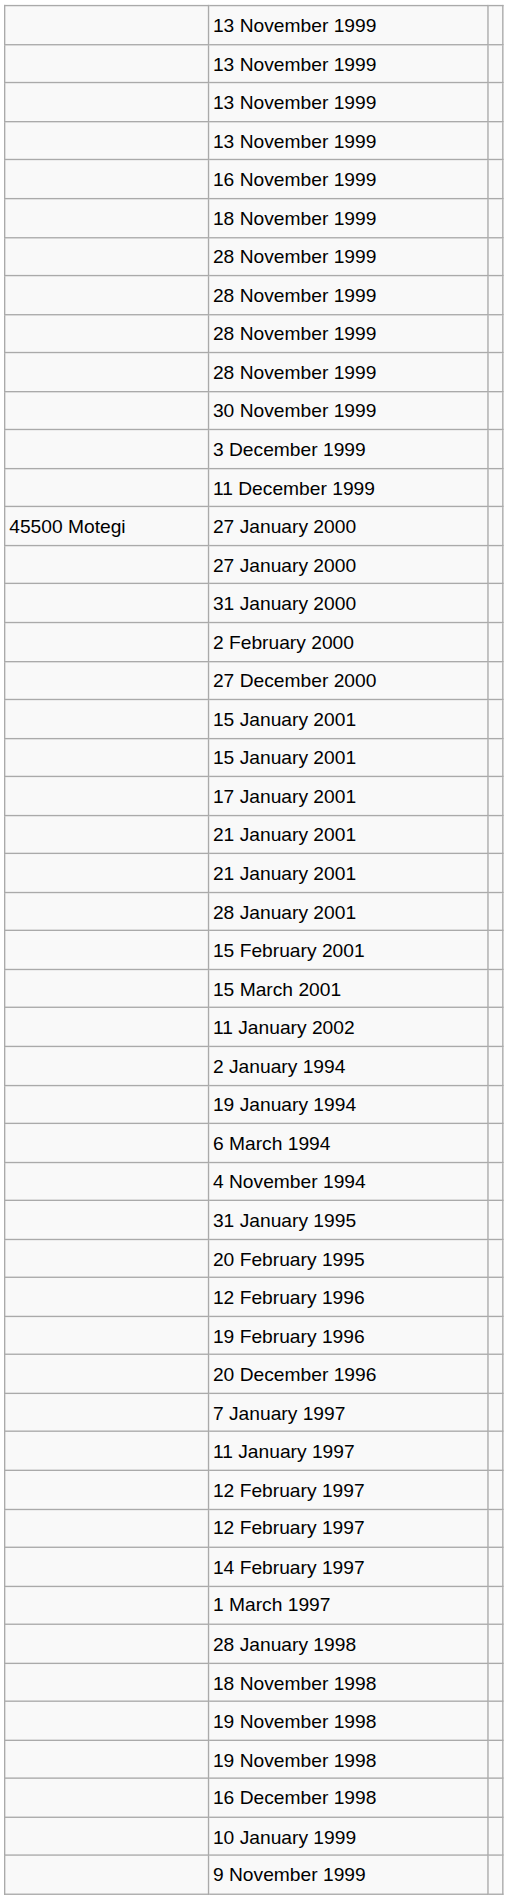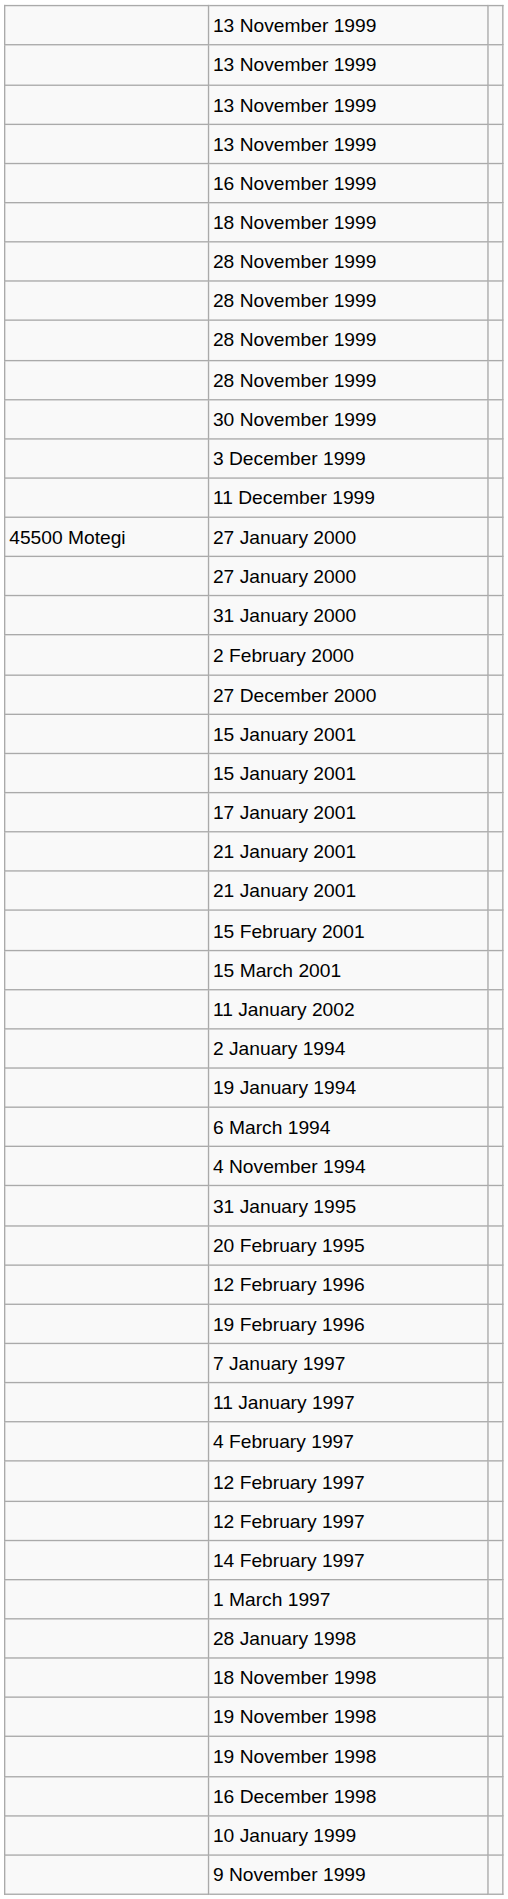- row: (107, 912)
- row: (107, 1374)
+ row: (107, 1442)
